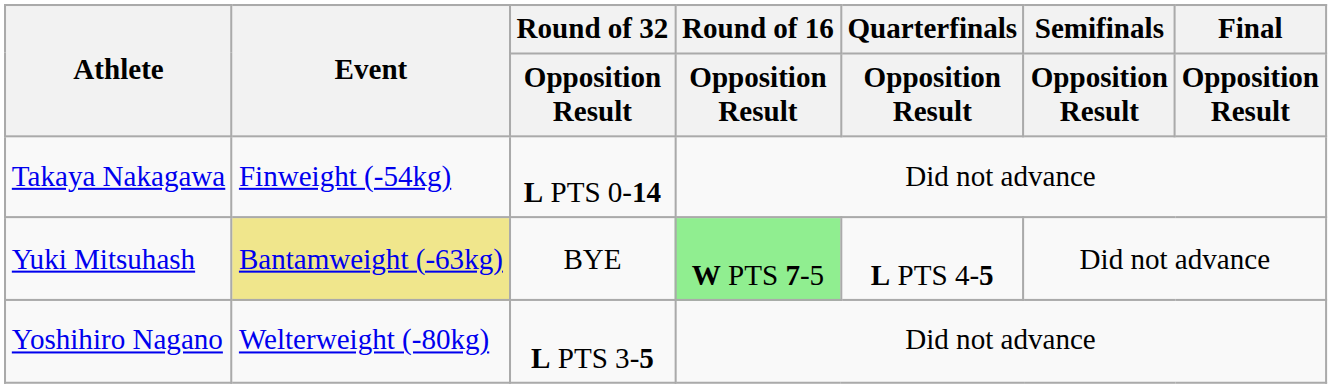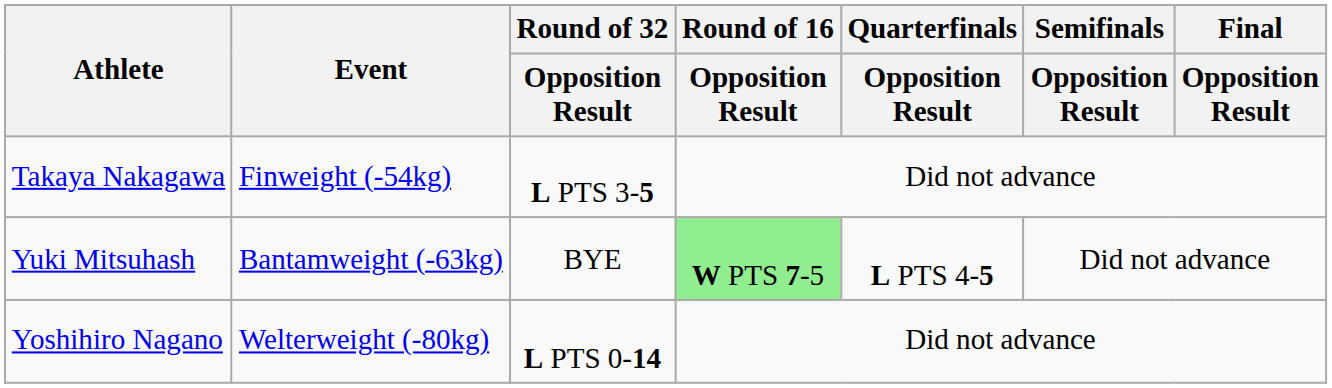(592, 193) L PTS 0-14 -> (592, 193) L PTS 3-5
(371, 258) khaki background -> (371, 258) no background
(592, 358) L PTS 3-5 -> (592, 358) L PTS 0-14
